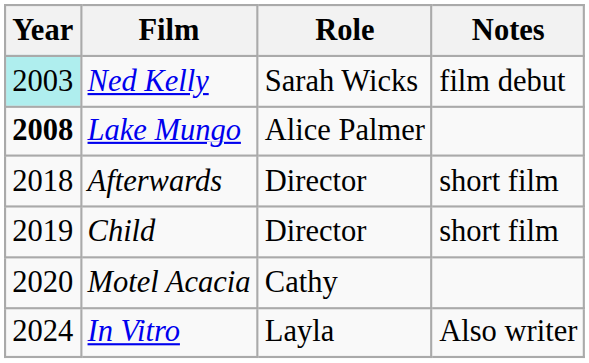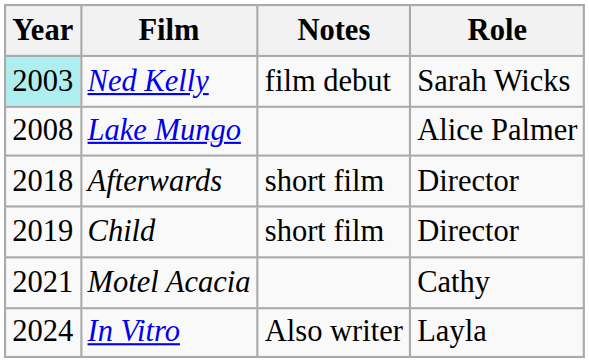columns swapped: (345, 30) <-> (508, 30)
(43, 130) bold -> (43, 130) normal
(43, 281) 2020 -> (43, 281) 2021
